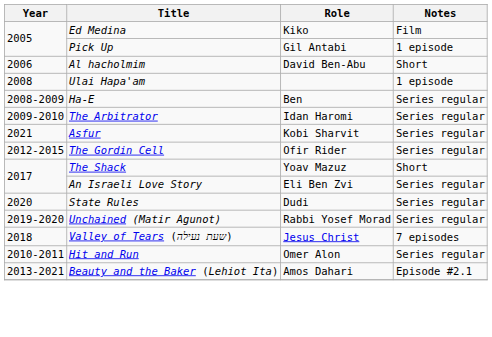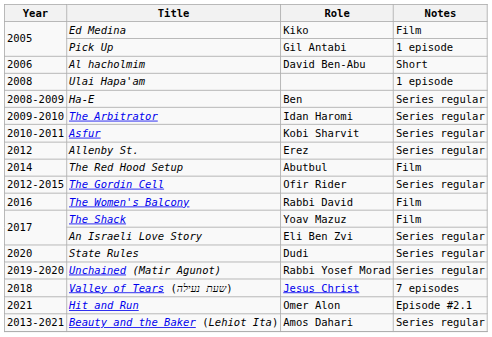(20, 133) 2021 -> (35, 133) 2010-2011
+ row: (104, 150)
+ row: (126, 167)
+ row: (129, 202)
(412, 167) Short -> (409, 219) Film
(35, 254) 2010-2011 -> (20, 306) 2021
(440, 254) Series regular -> (434, 306) Episode #2.1
(434, 271) Episode #2.1 -> (440, 323) Series regular
